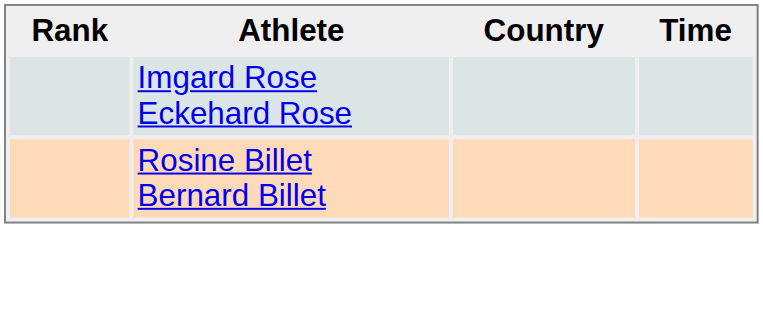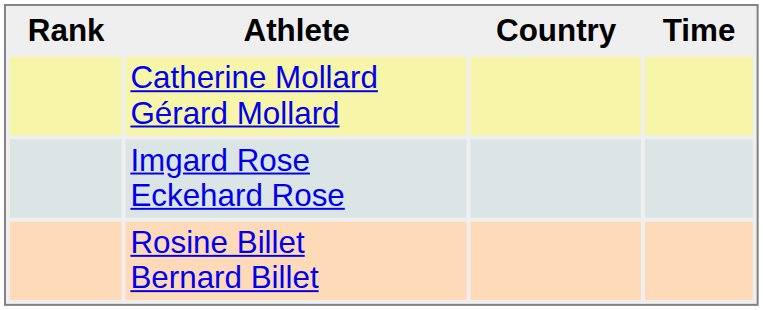+ row: (254, 95)
